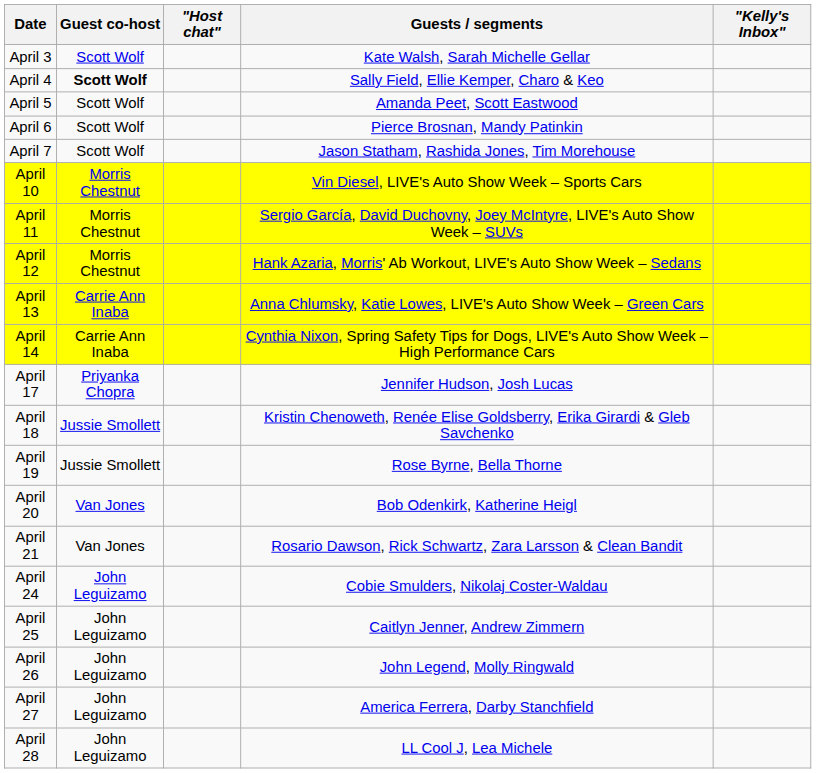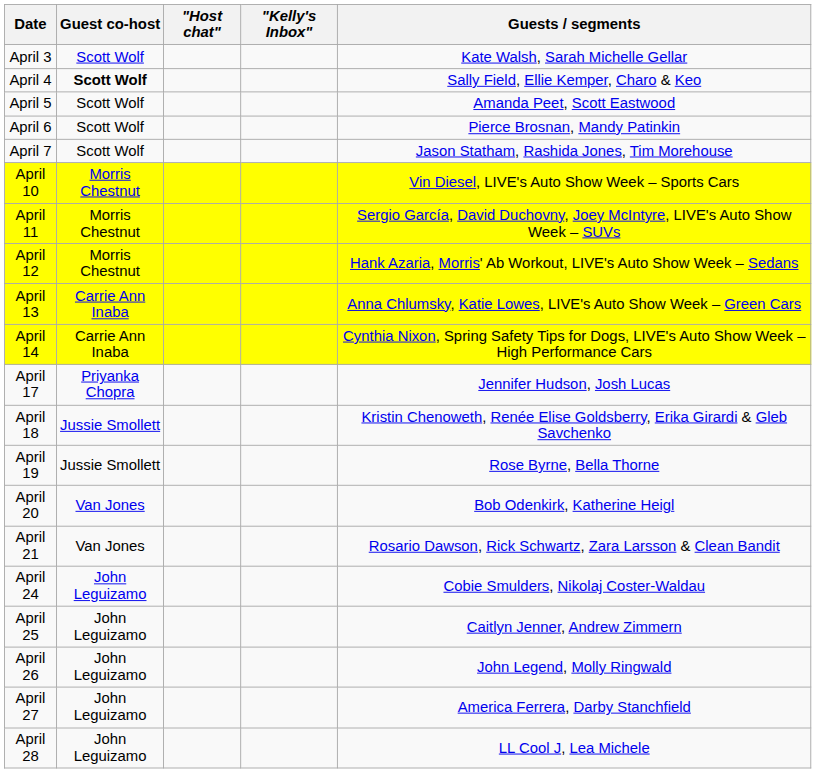columns swapped: (477, 24) <-> (762, 24)
